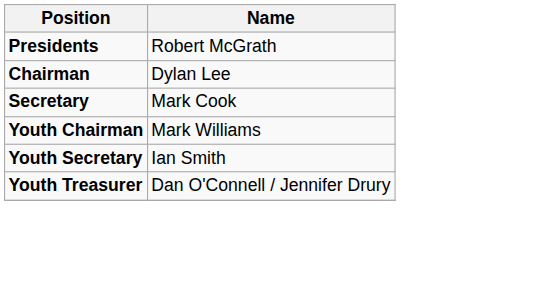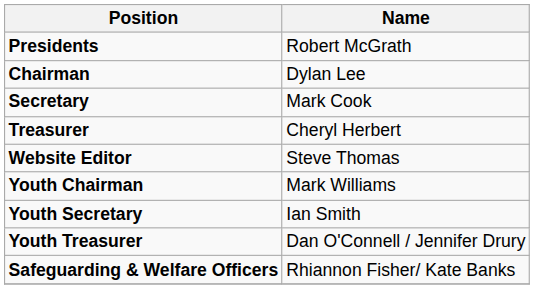+ row: (49, 130)
+ row: (70, 158)
+ row: (143, 269)
